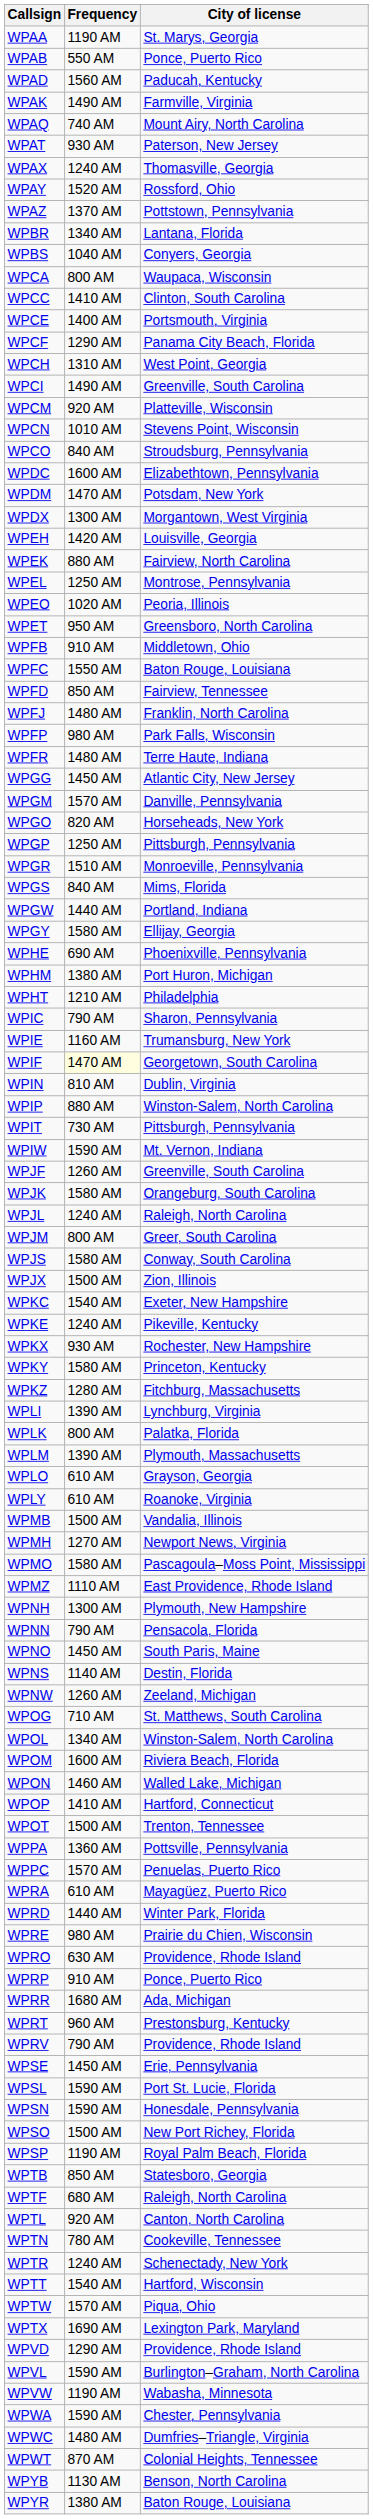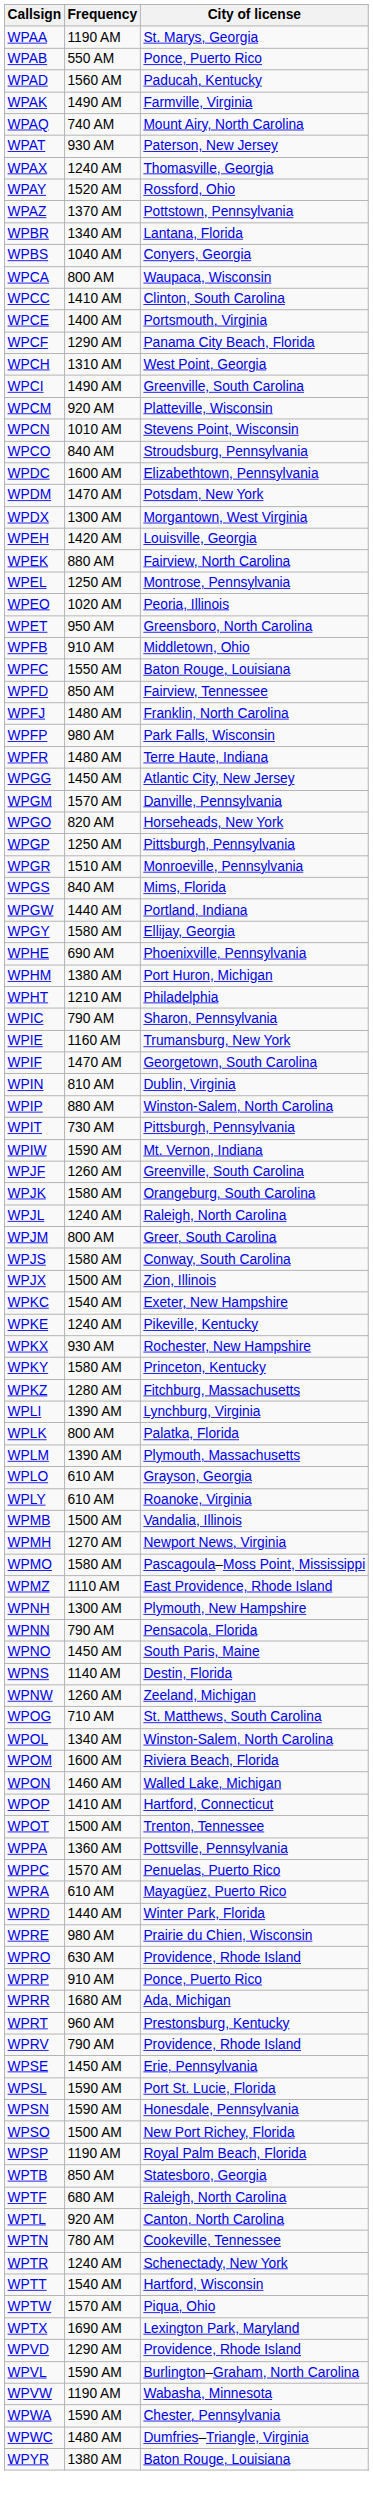(95, 1062) lightyellow background -> (95, 1062) no background
- row: (29, 2459)
- row: (28, 2481)
